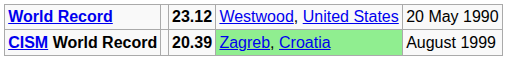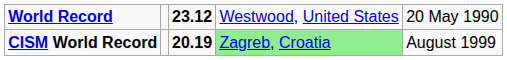(192, 42) 20.39 -> (192, 42) 20.19
